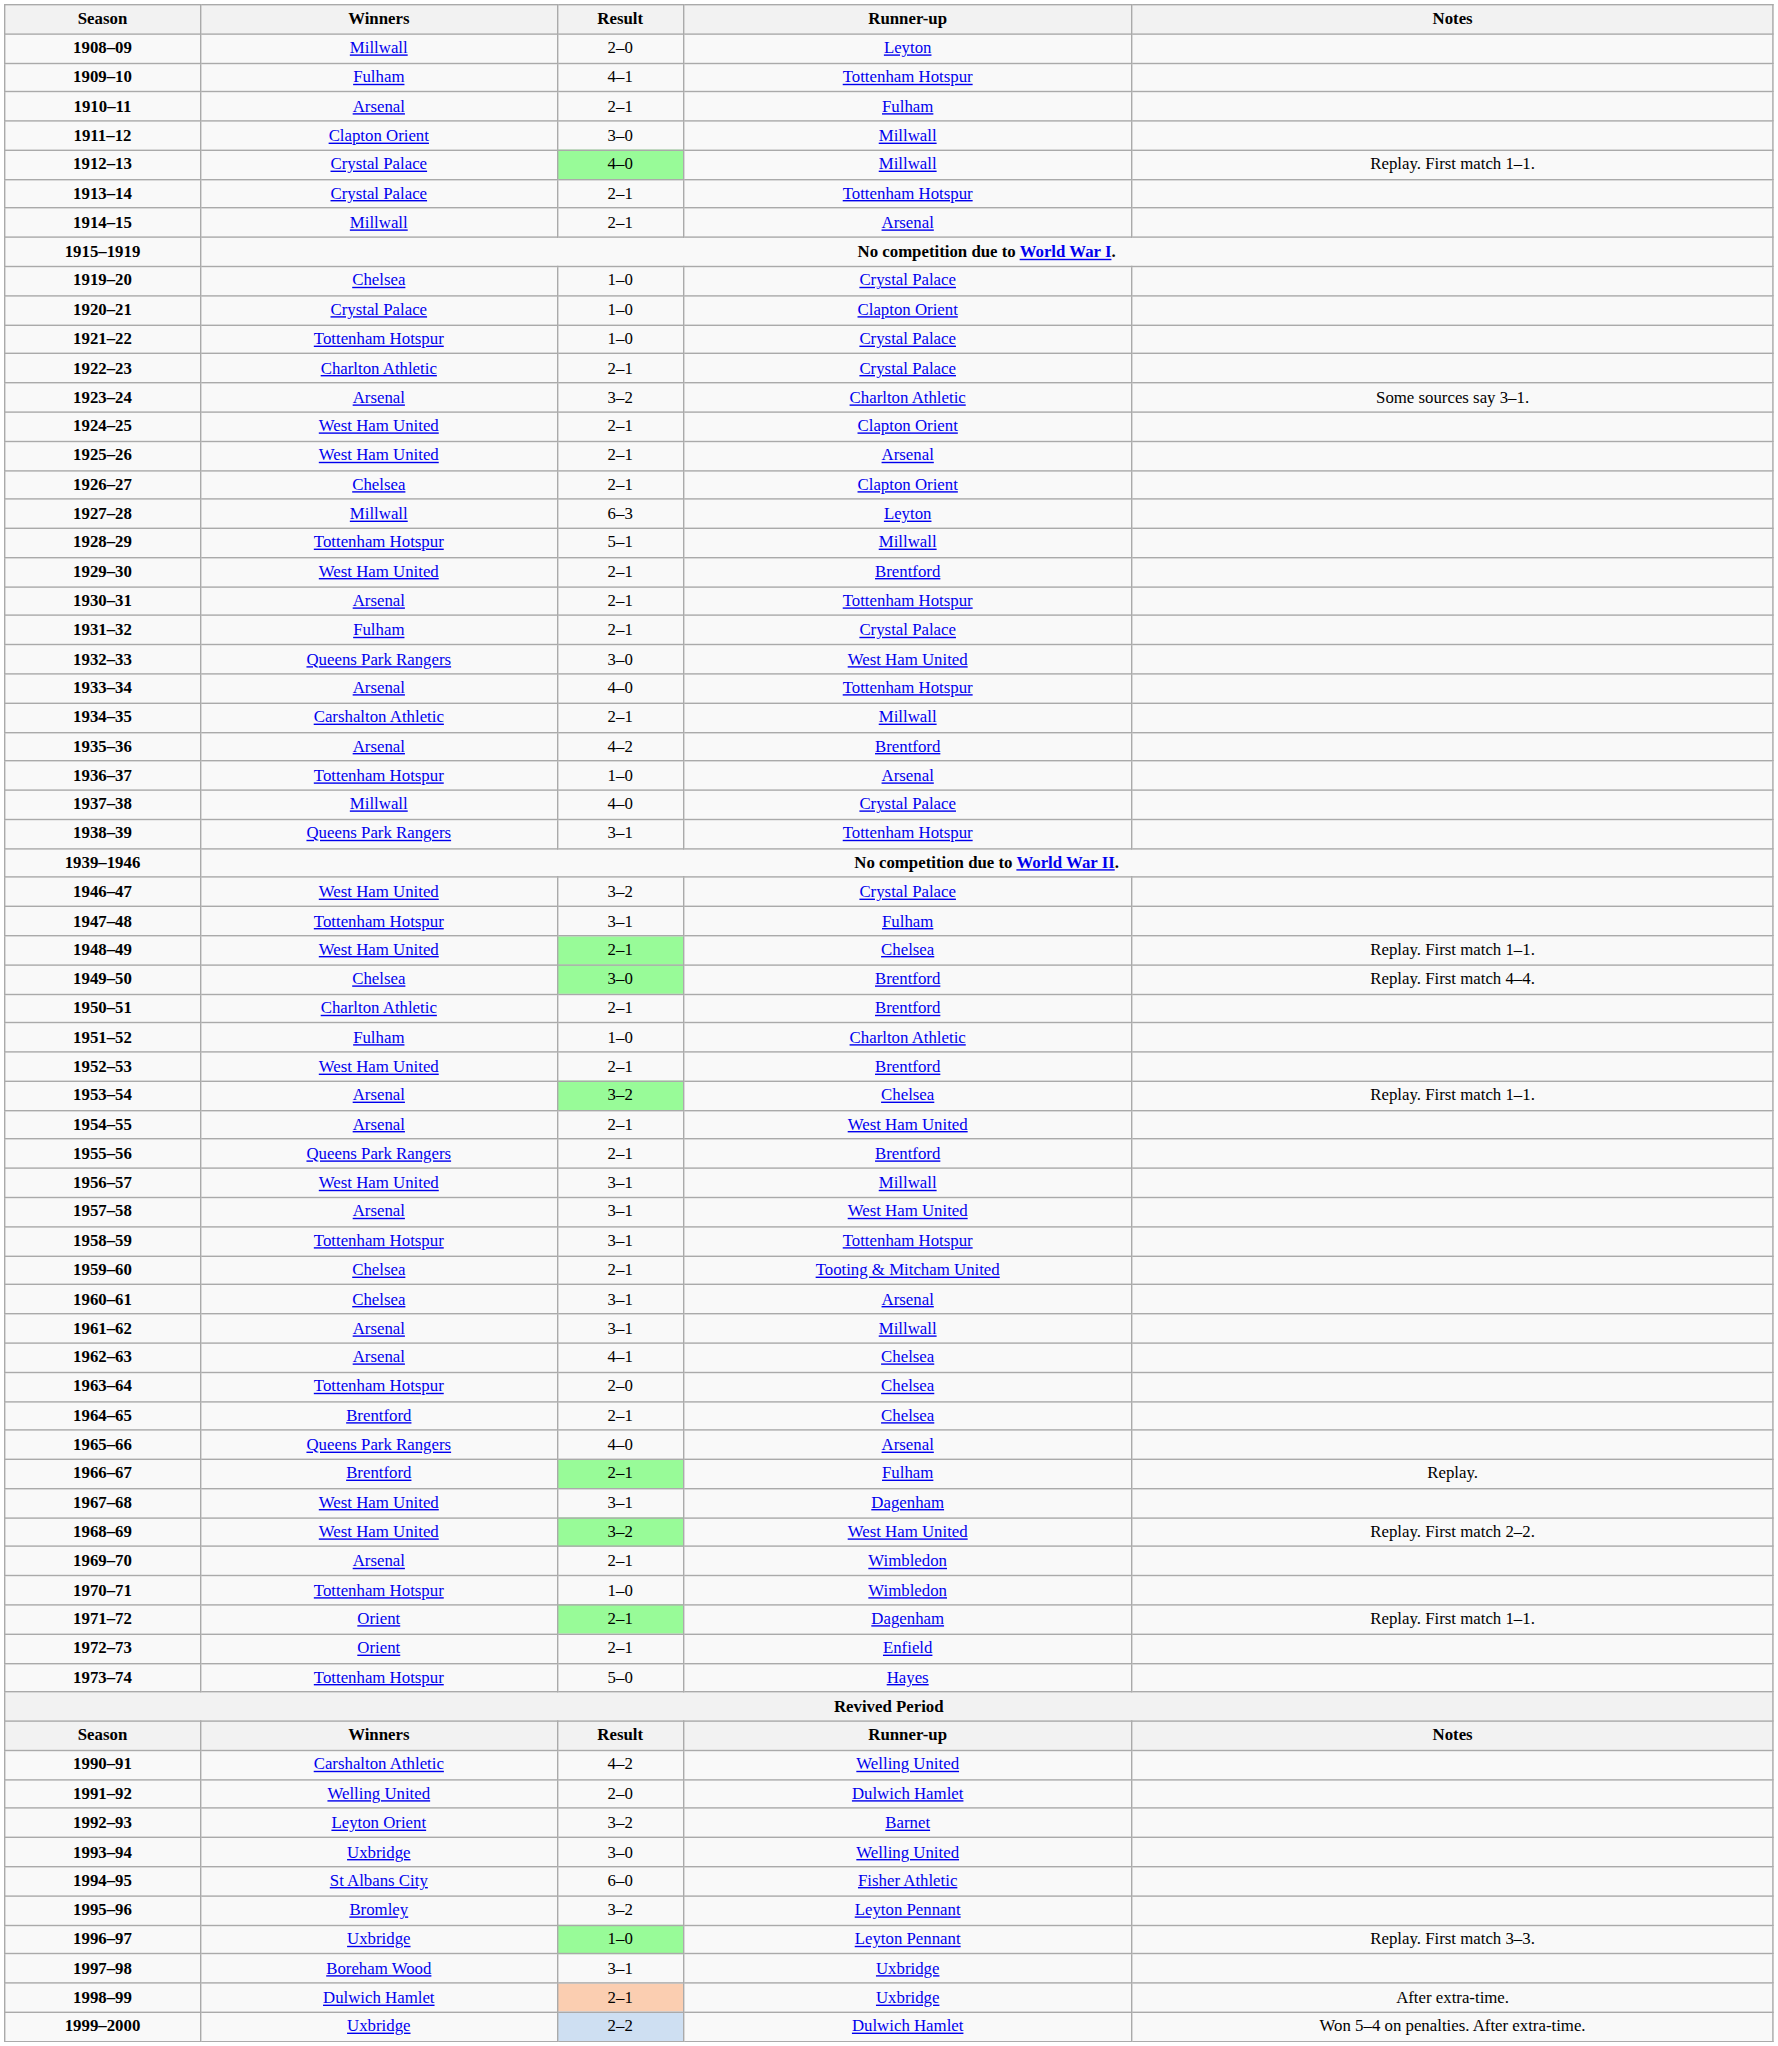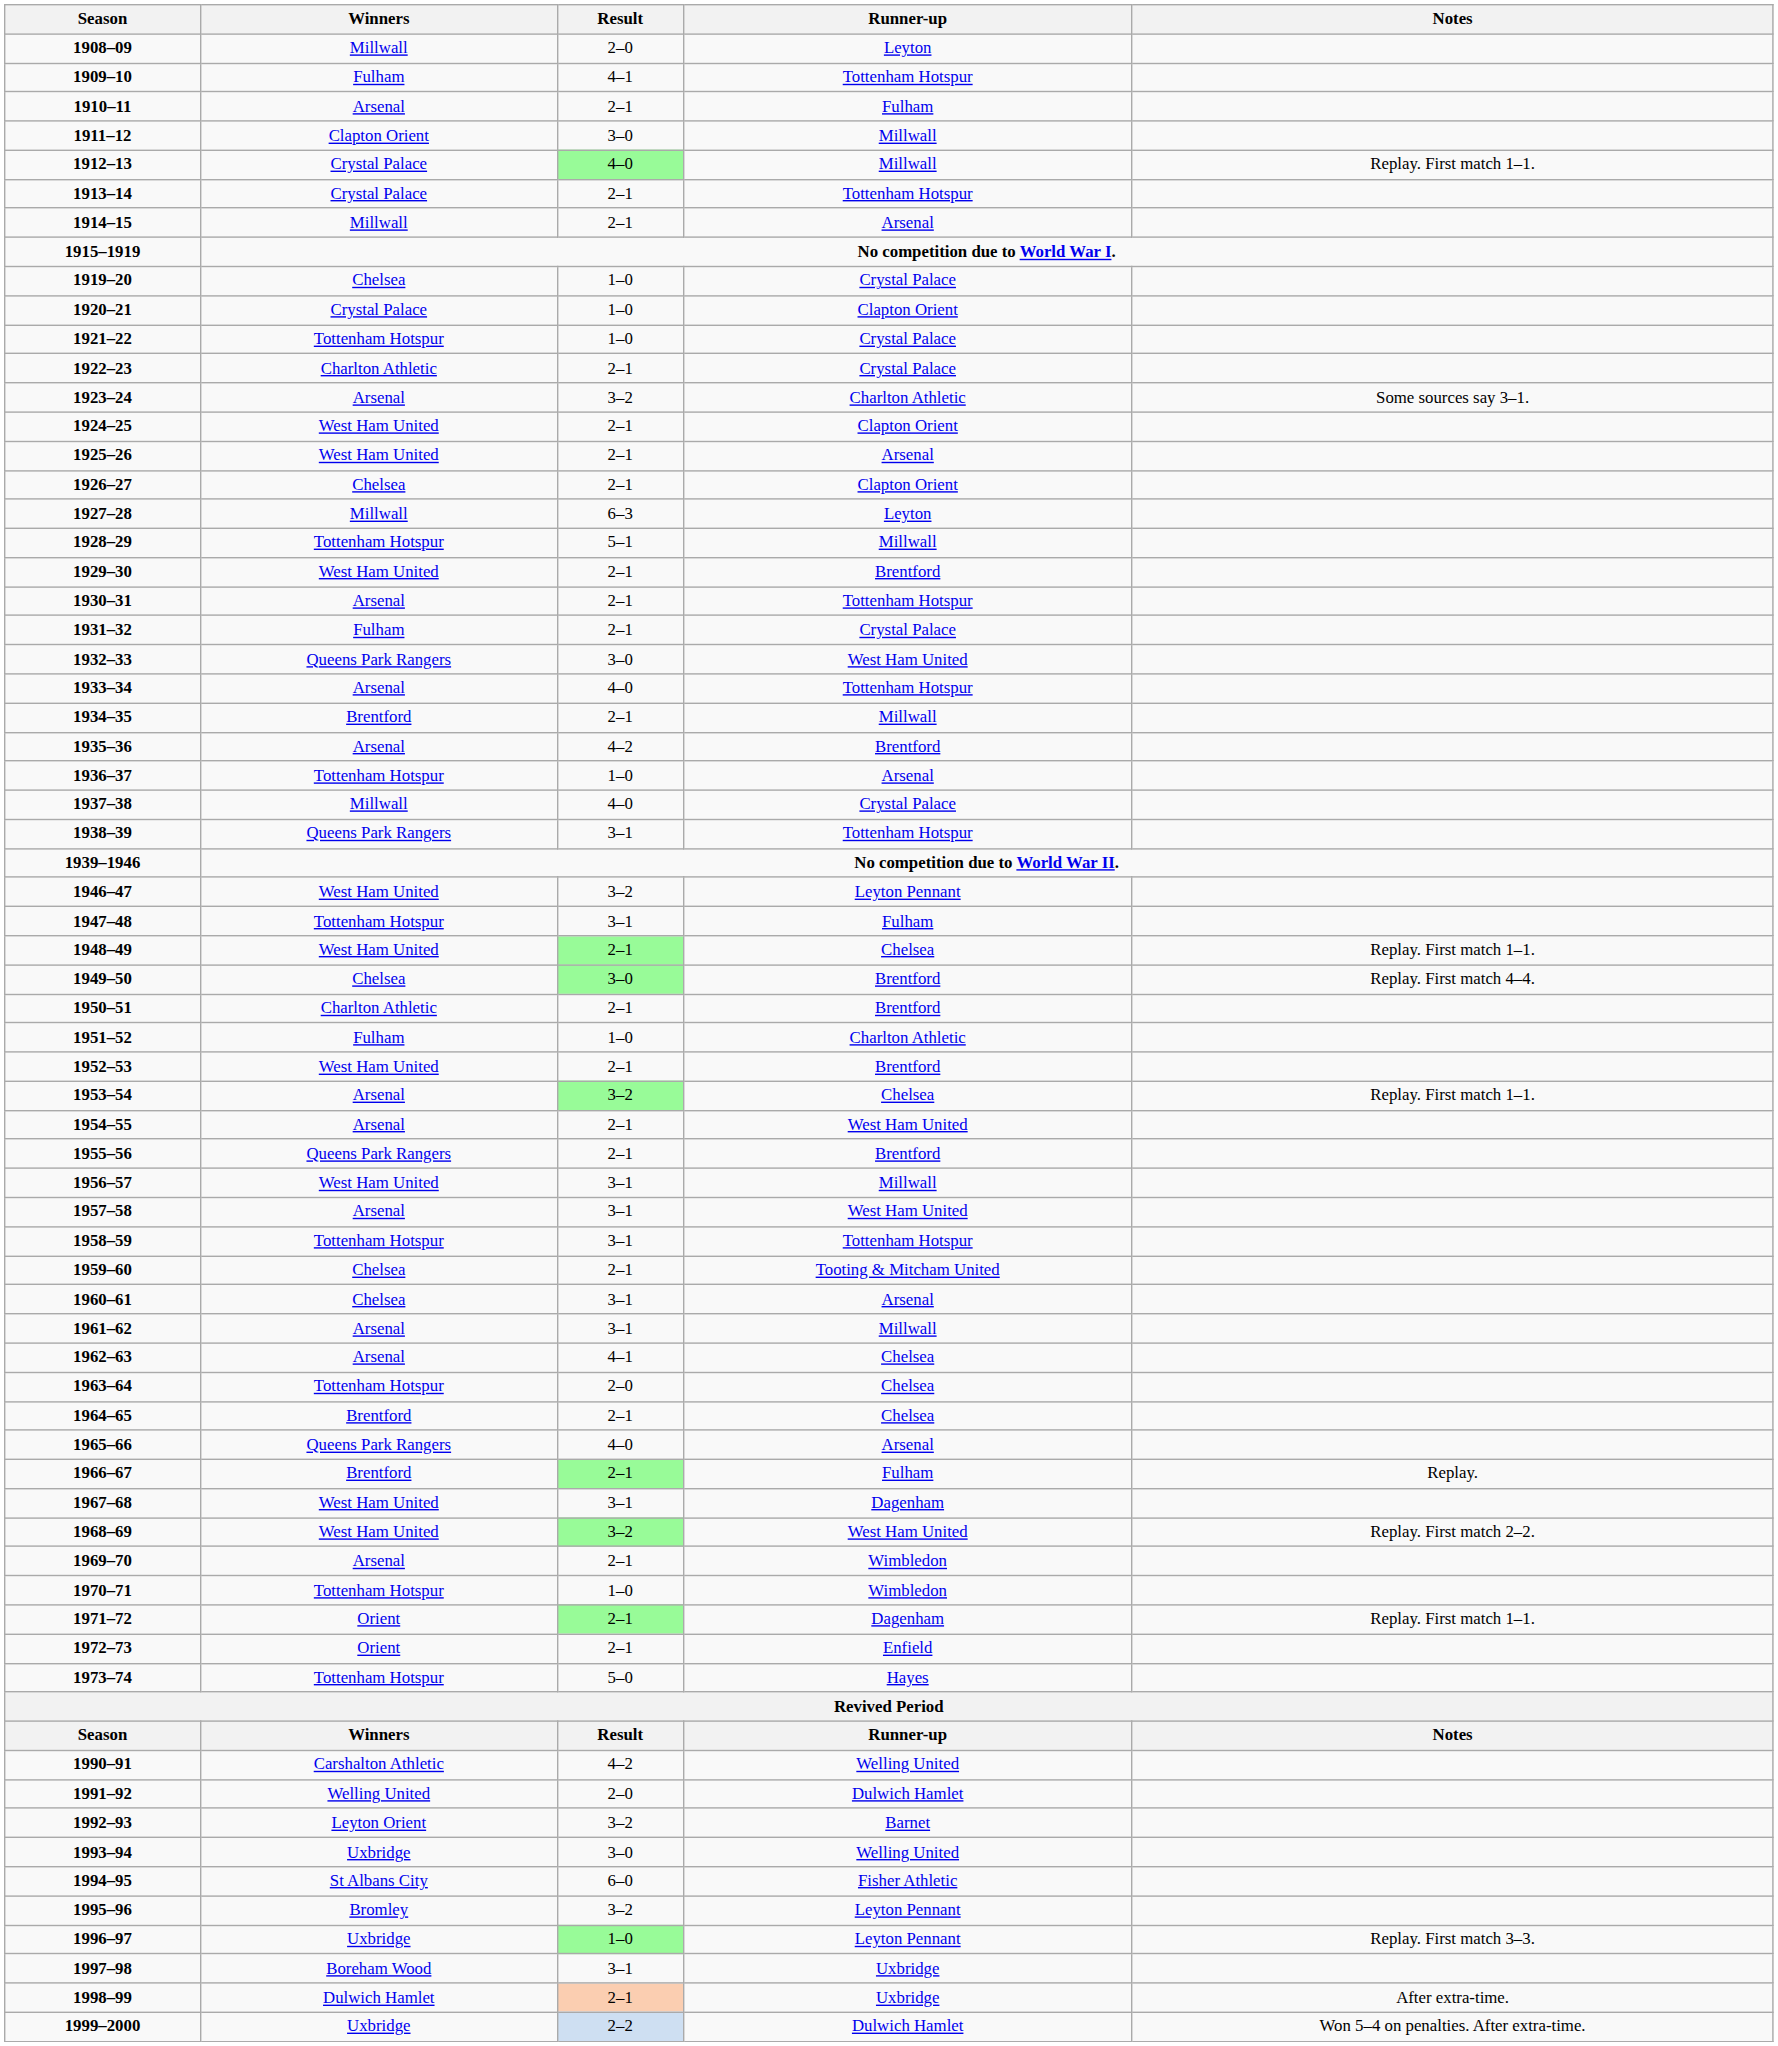(379, 717) Carshalton Athletic -> (379, 717) Brentford
(908, 891) Crystal Palace -> (908, 891) Leyton Pennant
